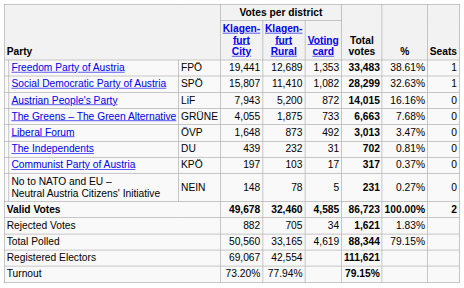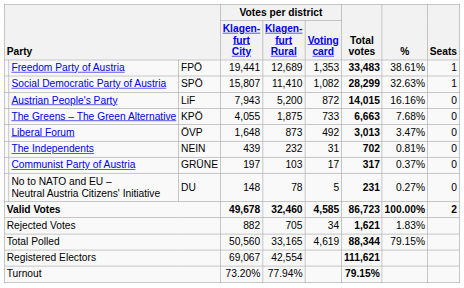(199, 116) GRÜNE -> (192, 116) KPÖ
(188, 149) DU -> (193, 149) NEIN
(192, 165) KPÖ -> (199, 165) GRÜNE
(193, 187) NEIN -> (188, 187) DU
